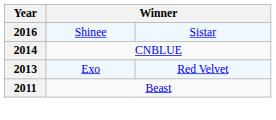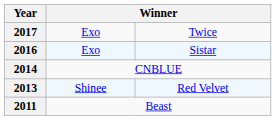+ row: (25, 32)
(91, 32) Shinee -> (91, 50) Exo
(91, 69) Exo -> (91, 87) Shinee
